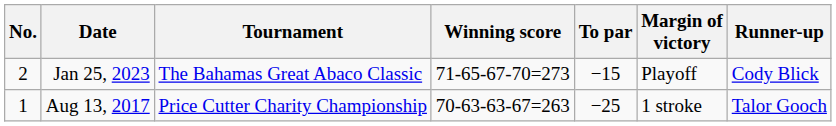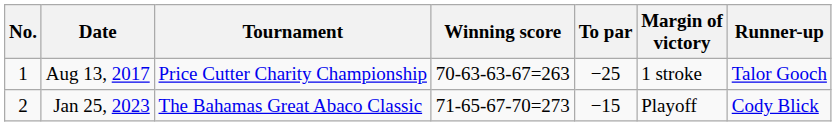rows swapped: (98, 105) <-> (101, 74)
